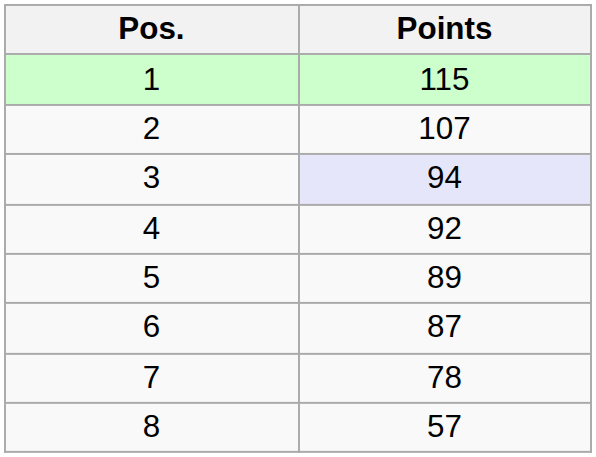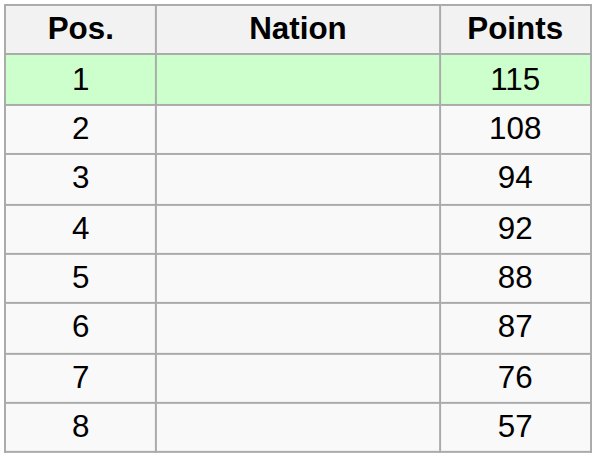+ column: (298, 29)
(444, 128) 107 -> (515, 128) 108
(444, 178) lavender background -> (515, 178) no background
(444, 278) 89 -> (515, 278) 88
(444, 377) 78 -> (515, 377) 76
